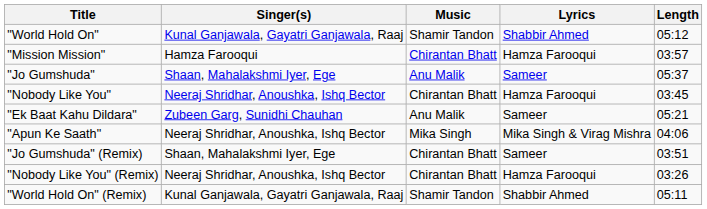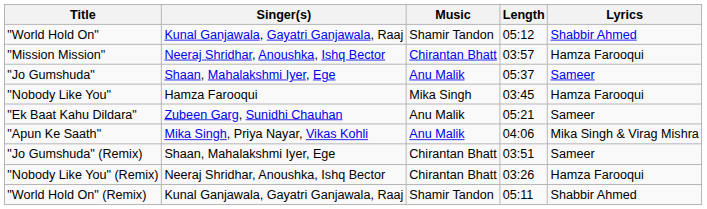columns swapped: (577, 15) <-> (678, 15)
(211, 55) Hamza Farooqui -> (275, 55) Neeraj Shridhar, Anoushka, Ishq Bector
(275, 94) Neeraj Shridhar, Anoushka, Ishq Bector -> (211, 94) Hamza Farooqui
(453, 94) Chirantan Bhatt -> (440, 94) Mika Singh
(275, 134) Neeraj Shridhar, Anoushka, Ishq Bector -> (266, 134) Mika Singh, Priya Nayar, Vikas Kohli
(440, 134) Mika Singh -> (437, 134) Anu Malik
